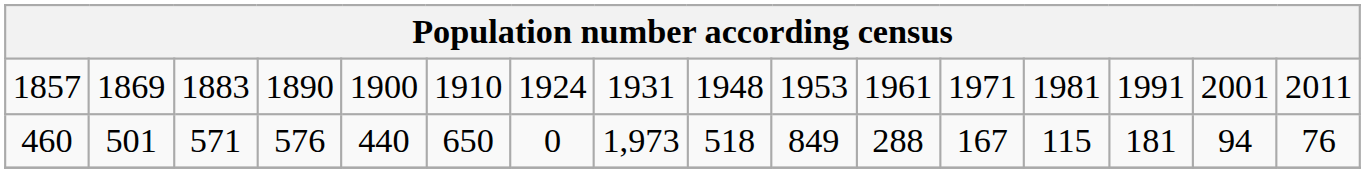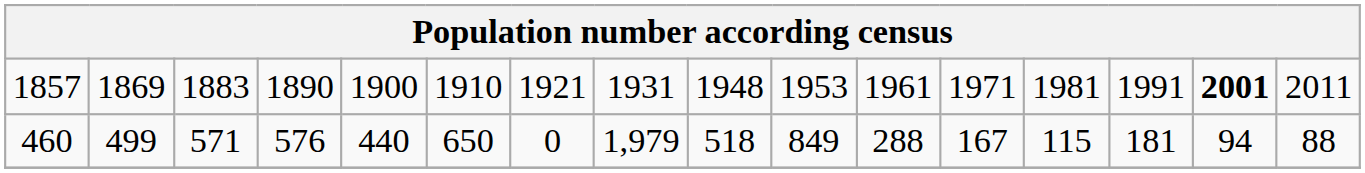(552, 85) 1924 -> (552, 85) 1921
(1235, 85) normal -> (1235, 85) bold
(131, 140) 501 -> (131, 140) 499
(641, 140) 1,973 -> (641, 140) 1,979
(1319, 140) 76 -> (1319, 140) 88
